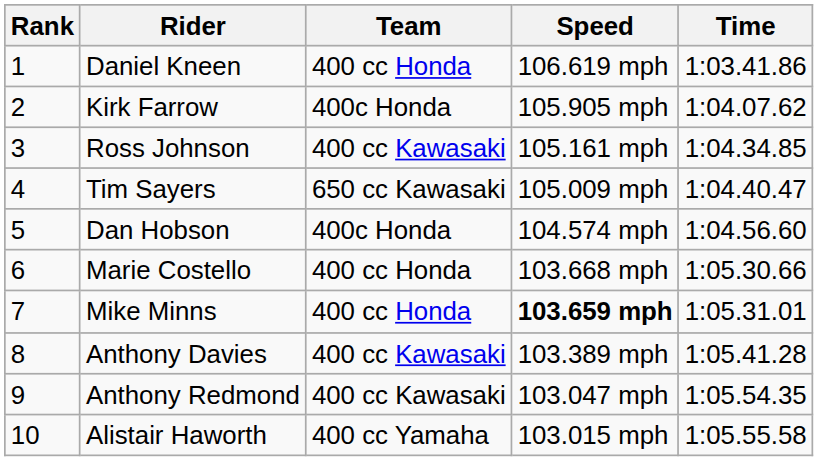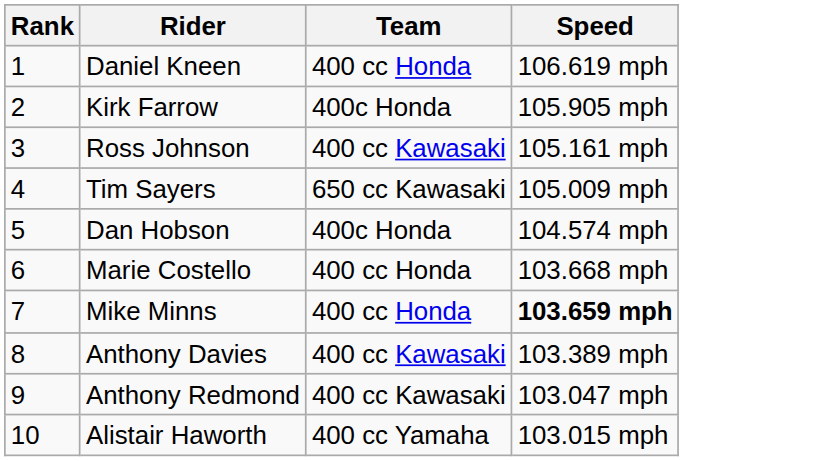- column: (746, 25)
